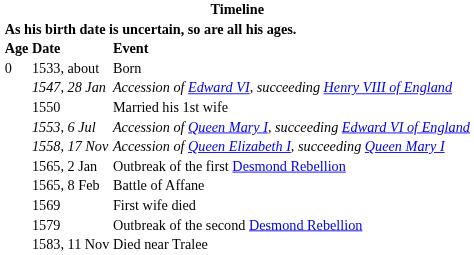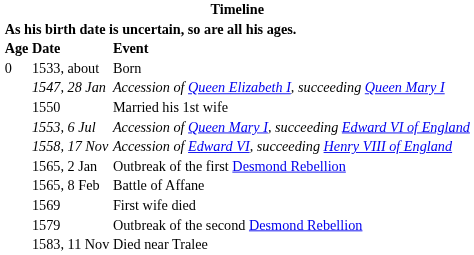(283, 88) Accession of Edward VI, succeeding Henry VIII of England -> (279, 88) Accession of Queen Elizabeth I, succeeding Queen Mary I
(279, 146) Accession of Queen Elizabeth I, succeeding Queen Mary I -> (283, 146) Accession of Edward VI, succeeding Henry VIII of England
